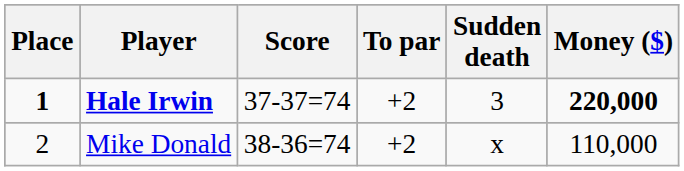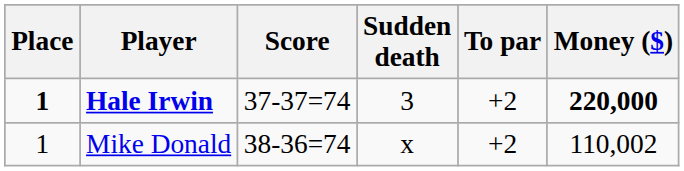columns swapped: (402, 41) <-> (497, 41)
(42, 143) 2 -> (42, 143) 1
(613, 143) 110,000 -> (613, 143) 110,002
